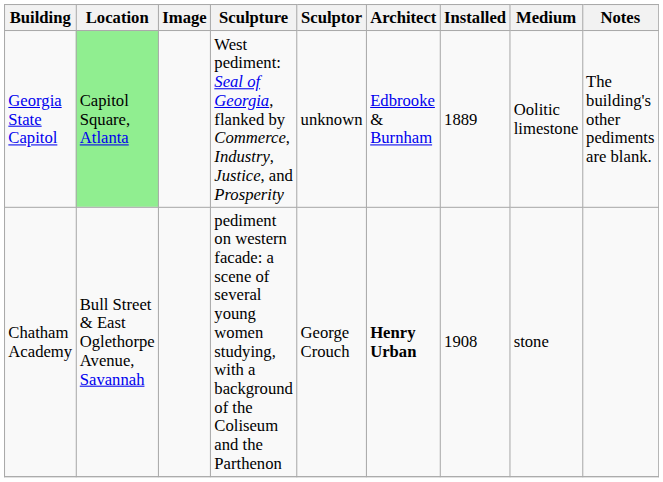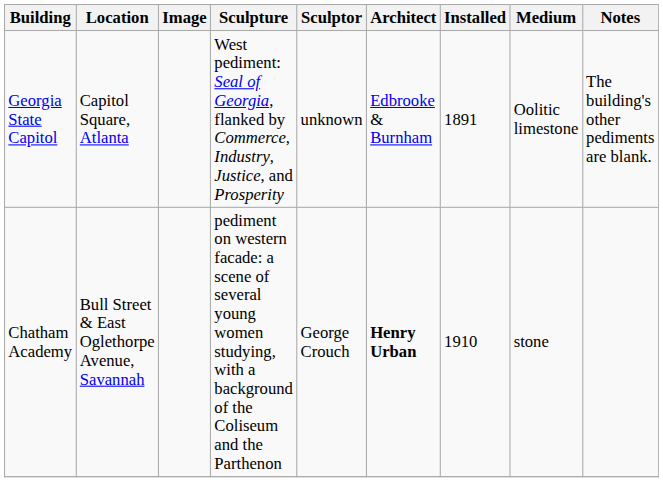(105, 118) lightgreen background -> (105, 118) no background
(461, 118) 1889 -> (461, 118) 1891
(461, 341) 1908 -> (461, 341) 1910
